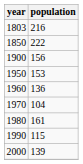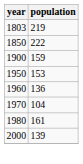(38, 27) 216 -> (38, 27) 219
(38, 58) 156 -> (38, 58) 159
- row: (16, 136)
